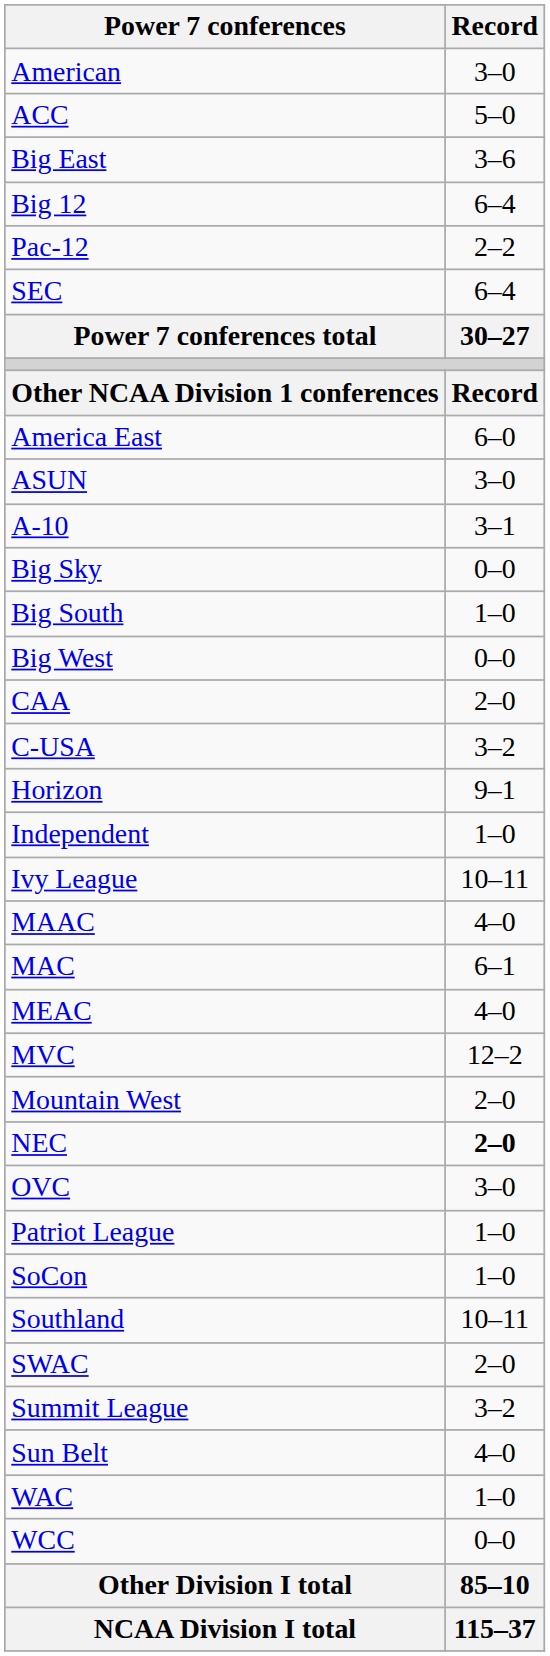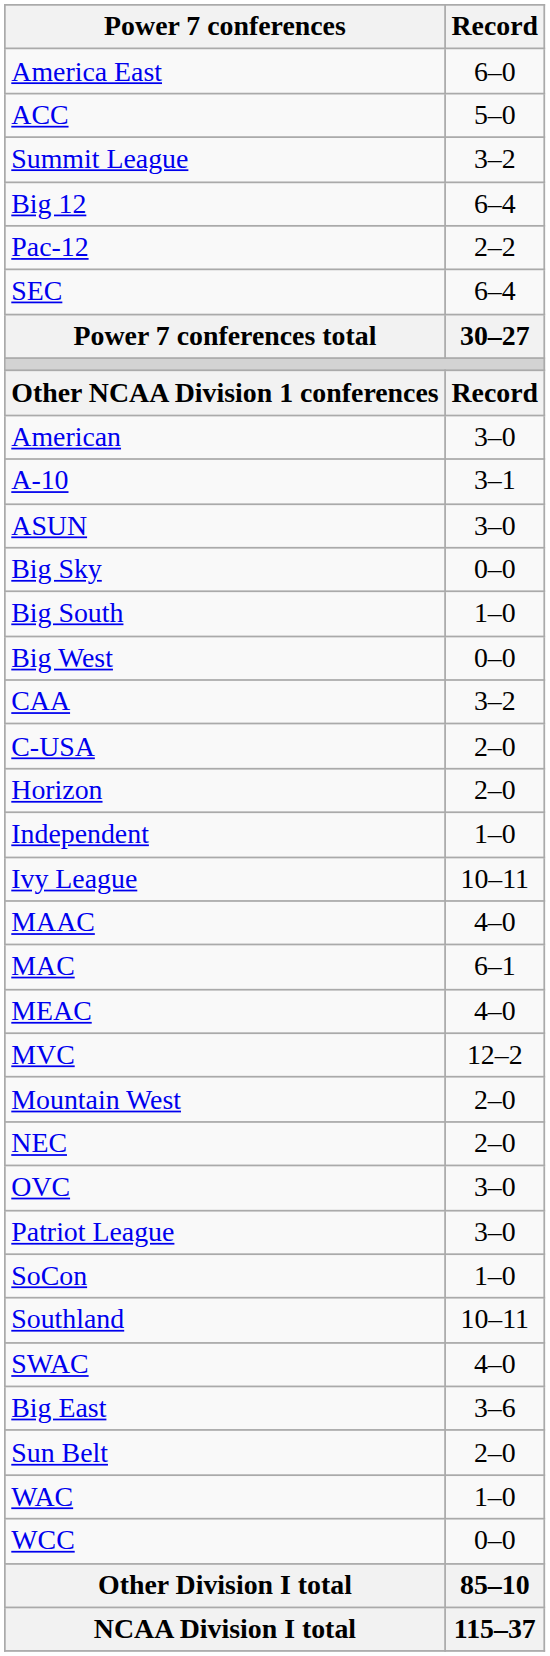rows swapped: (66, 70) <-> (87, 436)
rows swapped: (59, 159) <-> (100, 1408)
rows swapped: (40, 525) <-> (49, 480)
(495, 701) 2–0 -> (495, 701) 3–2
(495, 745) 3–2 -> (495, 745) 2–0
(495, 790) 9–1 -> (495, 790) 2–0
(495, 1143) bold -> (495, 1143) normal
(495, 1231) 1–0 -> (495, 1231) 3–0
(495, 1363) 2–0 -> (495, 1363) 4–0
(495, 1452) 4–0 -> (495, 1452) 2–0
